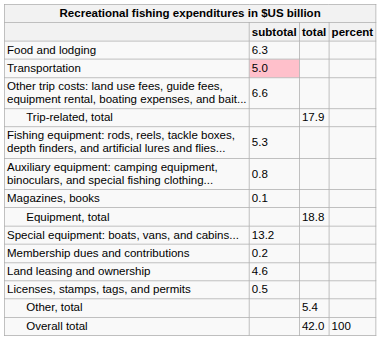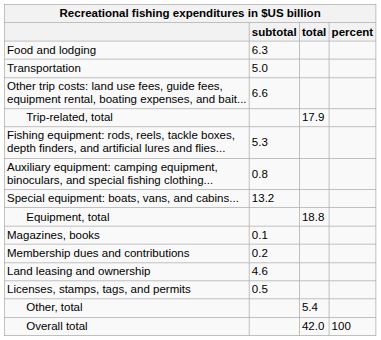(260, 68) pink background -> (260, 68) no background
rows swapped: (123, 235) <-> (53, 198)
